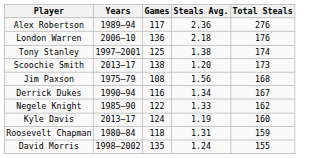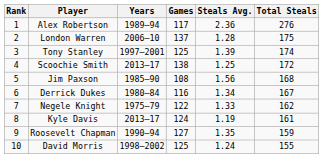+ column: (16, 11)
(157, 38) 136 -> (181, 38) 137
(201, 38) 2.18 -> (225, 38) 1.28
(263, 38) 176 -> (287, 38) 175
(201, 52) 1.38 -> (225, 52) 1.39
(201, 65) 1.20 -> (225, 65) 1.25
(263, 65) 173 -> (287, 65) 172
(118, 79) 1975–79 -> (142, 79) 1985–90
(118, 92) 1990–94 -> (142, 92) 1980–84
(118, 106) 1985–90 -> (142, 106) 1975–79
(263, 120) 160 -> (287, 120) 161
(118, 133) 1980–84 -> (142, 133) 1990–94
(157, 133) 118 -> (181, 133) 127
(201, 133) 1.31 -> (225, 133) 1.35
(157, 147) 135 -> (181, 147) 125
